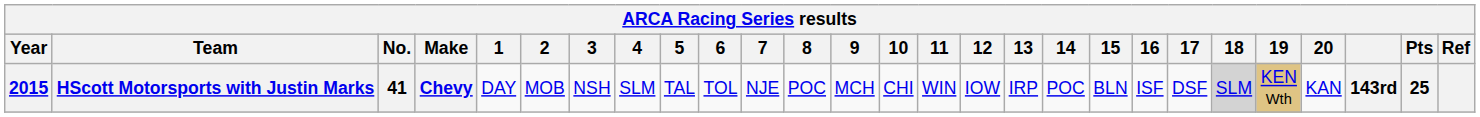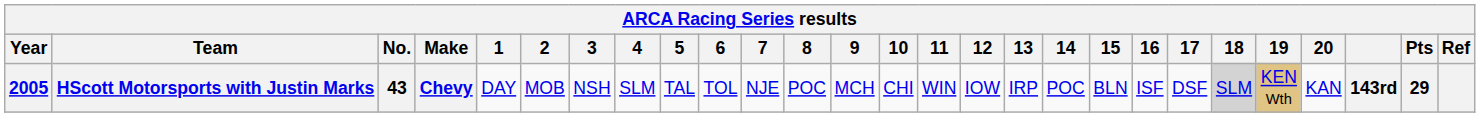(29, 88) 2015 -> (29, 88) 2005
(397, 88) 41 -> (397, 88) 43
(1420, 88) 25 -> (1420, 88) 29
